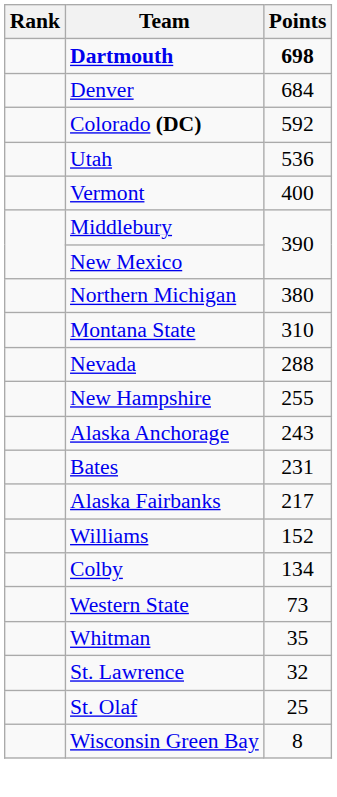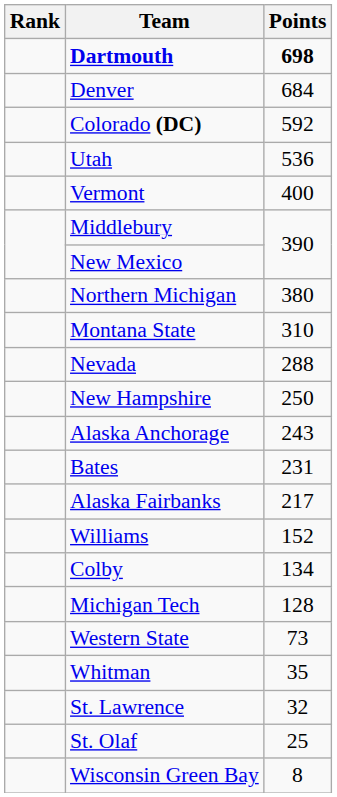(297, 398) 255 -> (297, 398) 250
+ row: (135, 603)
